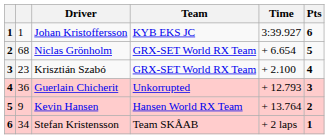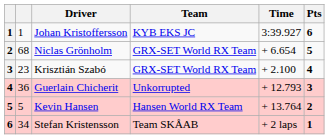(21, 106) 9 -> (21, 106) 5
